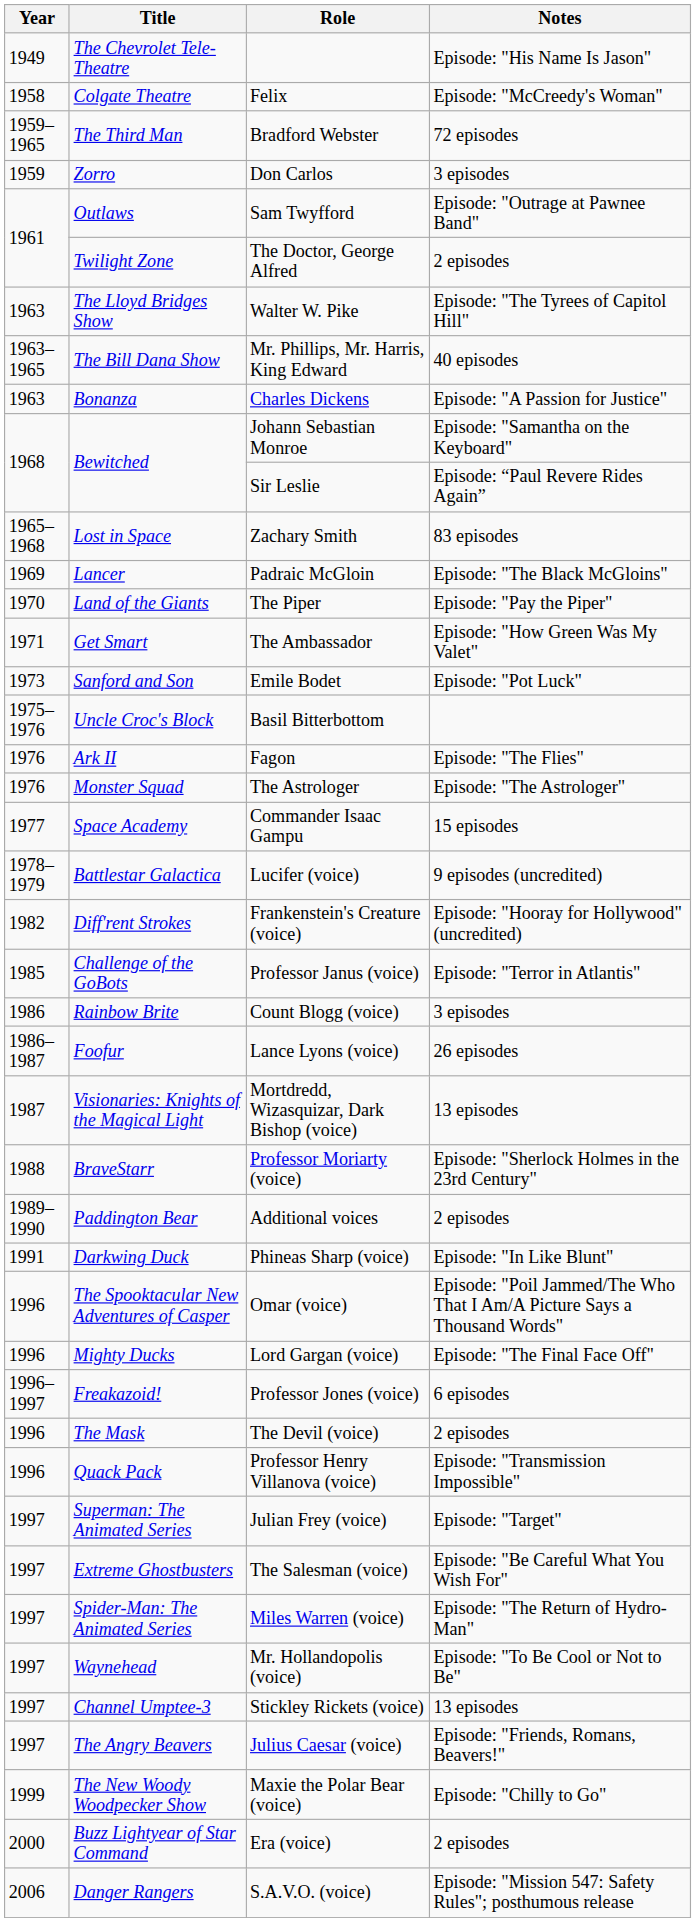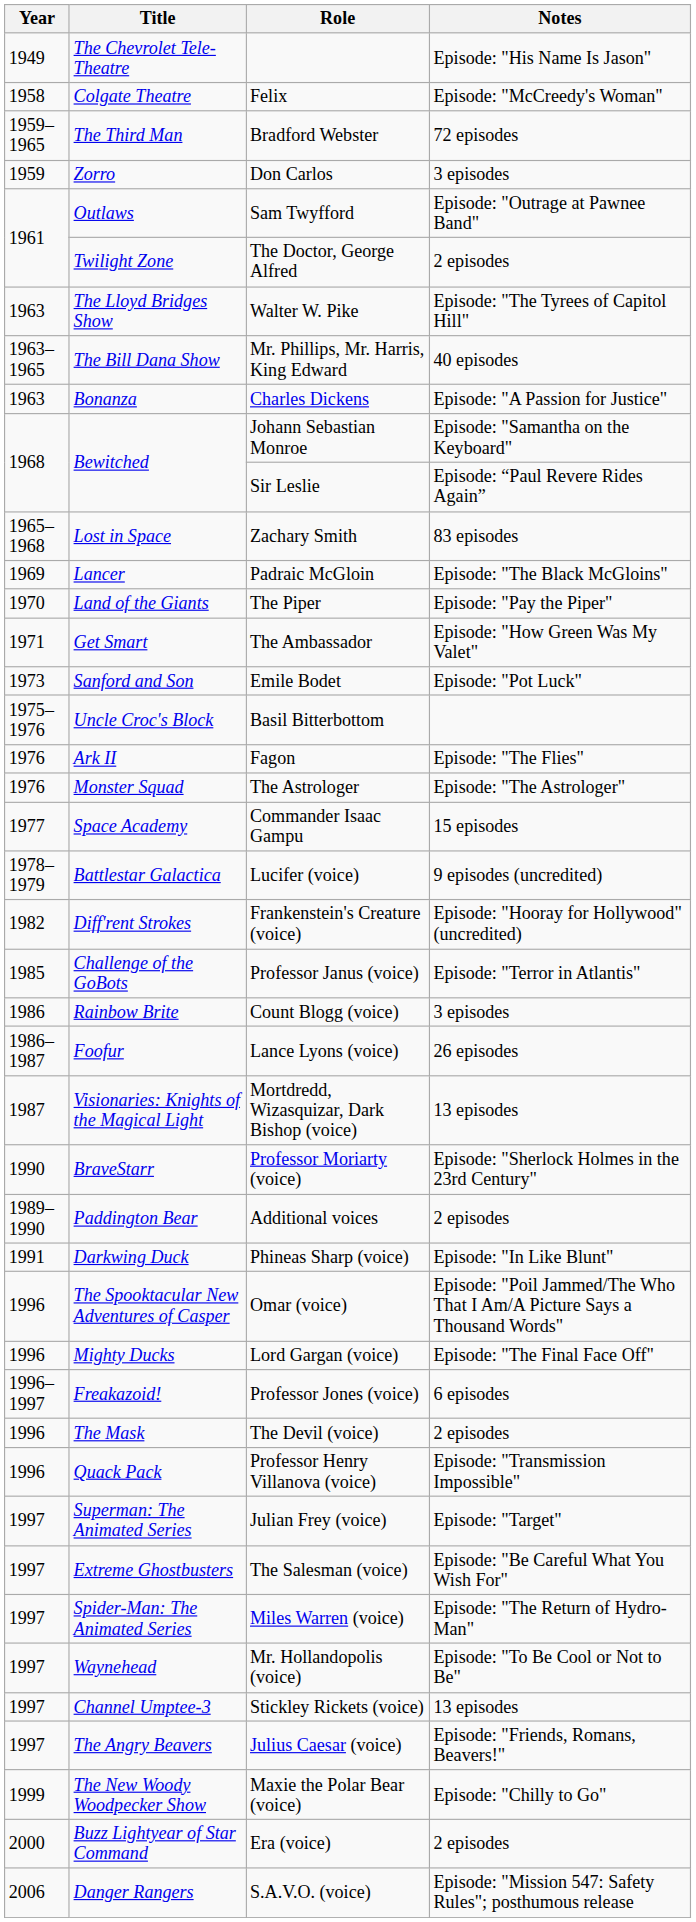(27, 1169) 1988 -> (27, 1169) 1990
